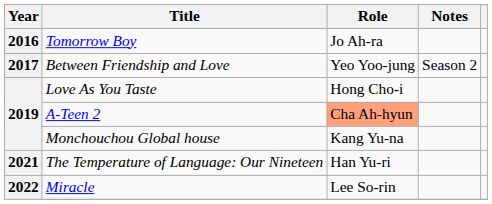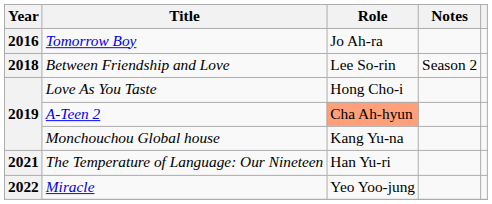(23, 65) 2017 -> (23, 65) 2018
(373, 65) Yeo Yoo-jung -> (363, 65) Lee So-rin
(363, 187) Lee So-rin -> (373, 187) Yeo Yoo-jung
